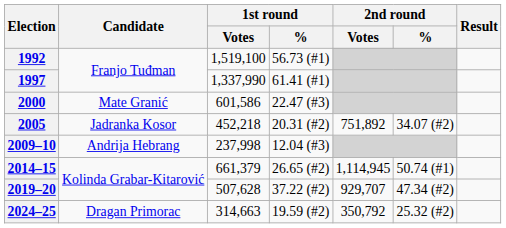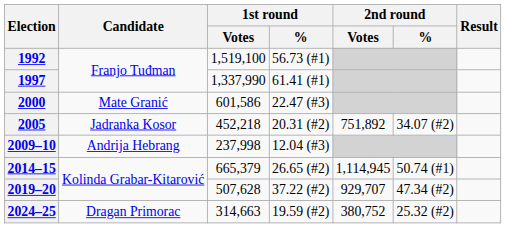(238, 168) 661,379 -> (238, 168) 665,379
(363, 211) 350,792 -> (363, 211) 380,752
